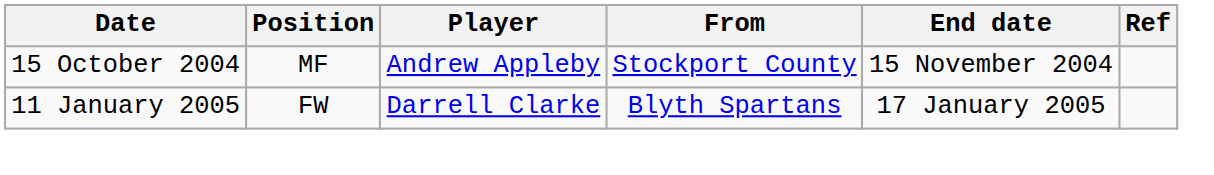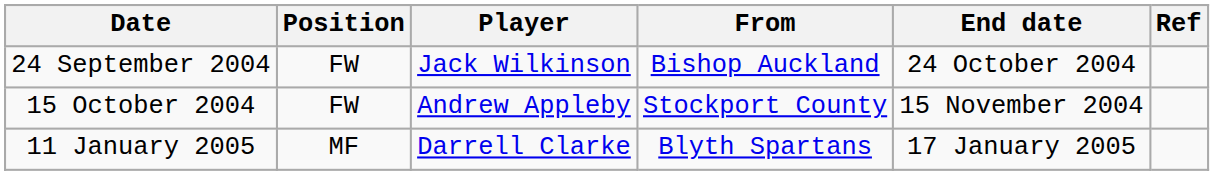+ row: (141, 67)
(313, 67) MF -> (344, 108) FW
(313, 108) FW -> (344, 149) MF
